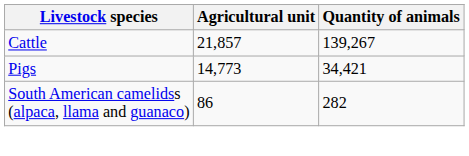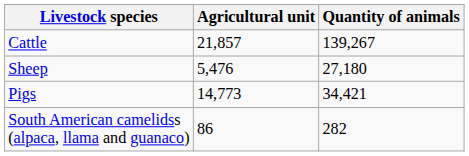+ row: (28, 68)
